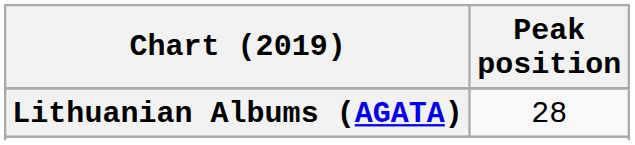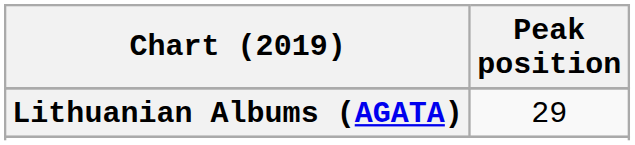(549, 113) 28 -> (549, 113) 29
